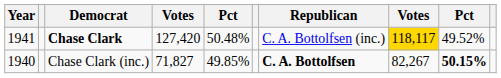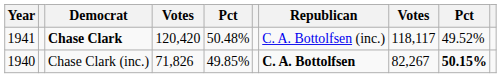(178, 38) 127,420 -> (178, 38) 120,420
(413, 38) gold background -> (413, 38) no background
(174, 61) 71,827 -> (174, 61) 71,826
